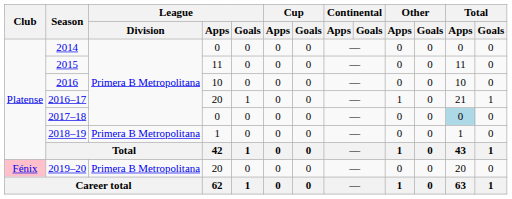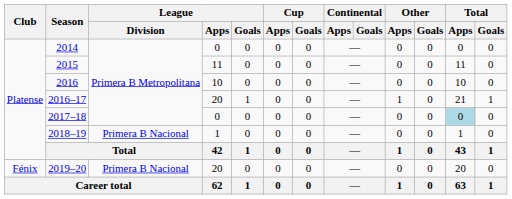(146, 133) Primera B Metropolitana -> (146, 133) Primera B Nacional
(25, 168) pink background -> (25, 168) no background
(146, 168) Primera B Metropolitana -> (146, 168) Primera B Nacional
